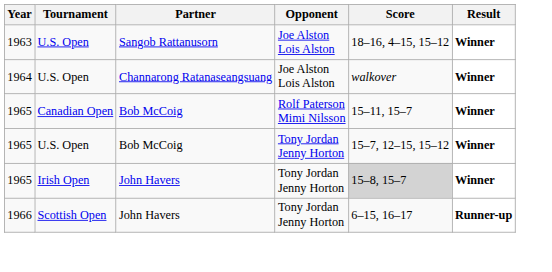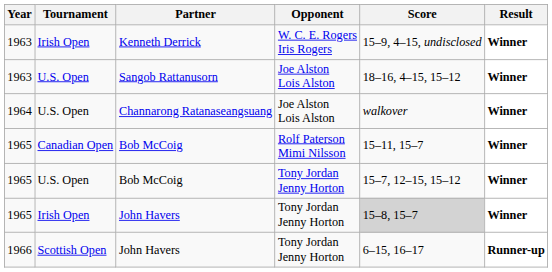+ row: (63, 42)
